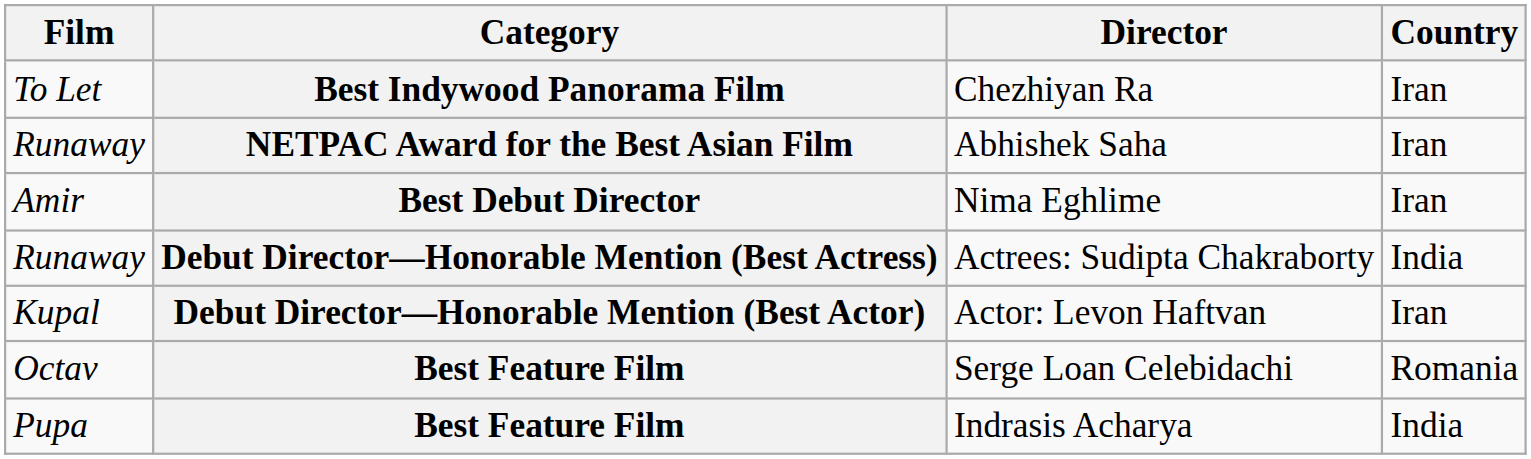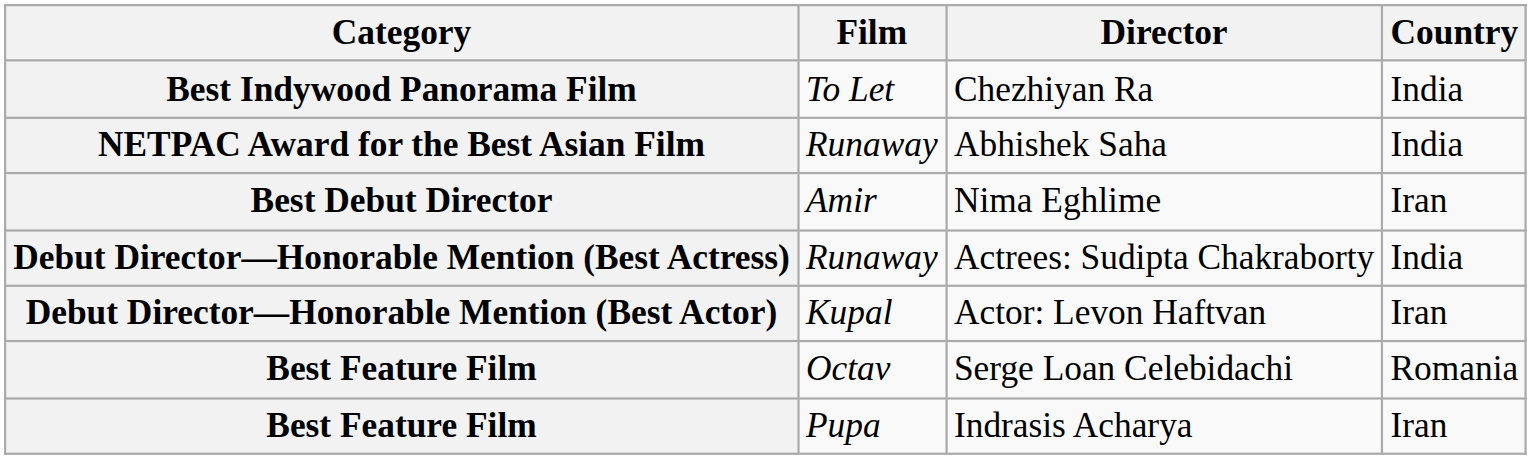columns swapped: (549, 32) <-> (79, 32)
(1419, 88) Iran -> (1427, 88) India
(1419, 144) Iran -> (1427, 144) India
(1427, 425) India -> (1419, 425) Iran
